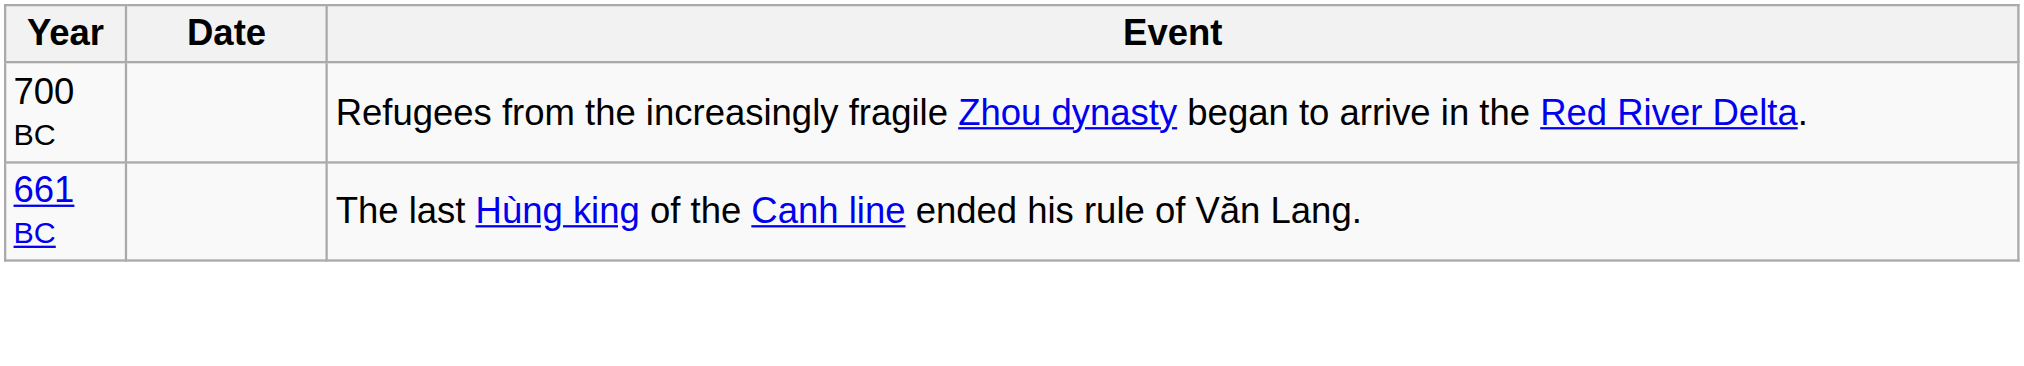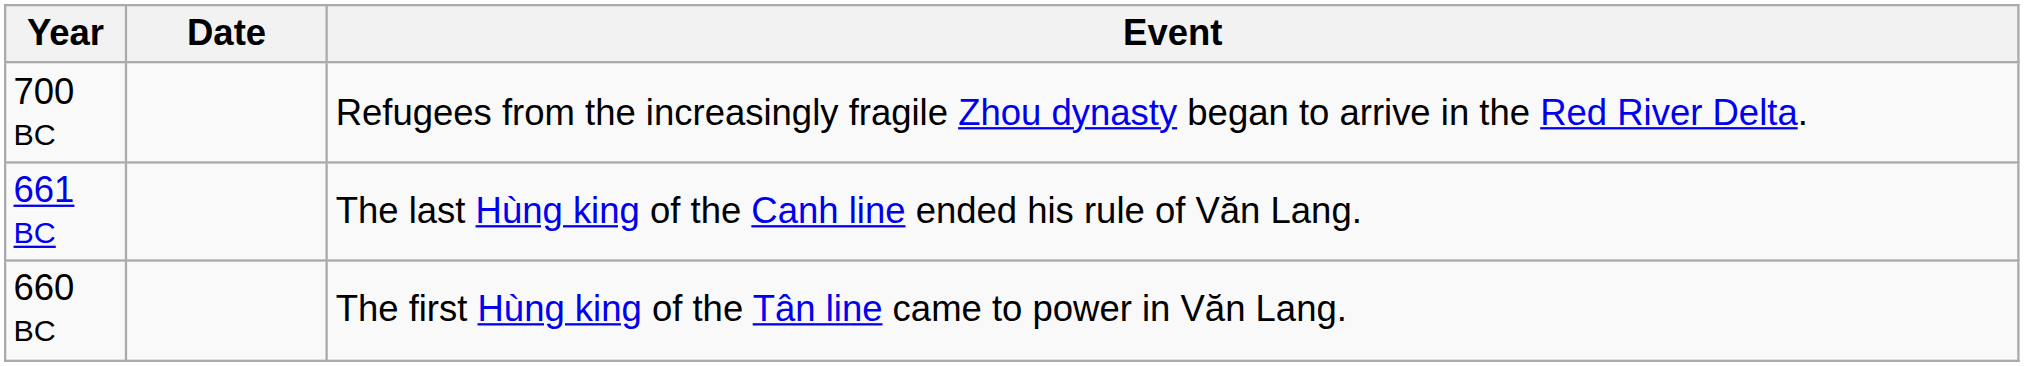+ row: (44, 309)
